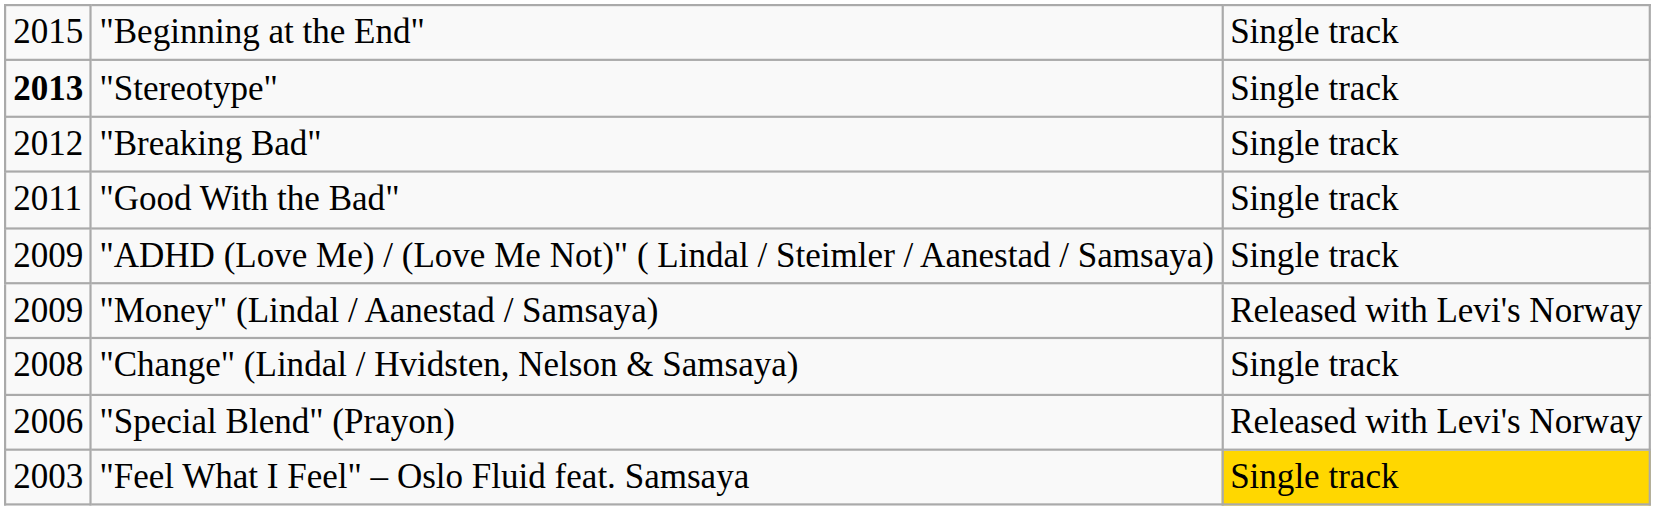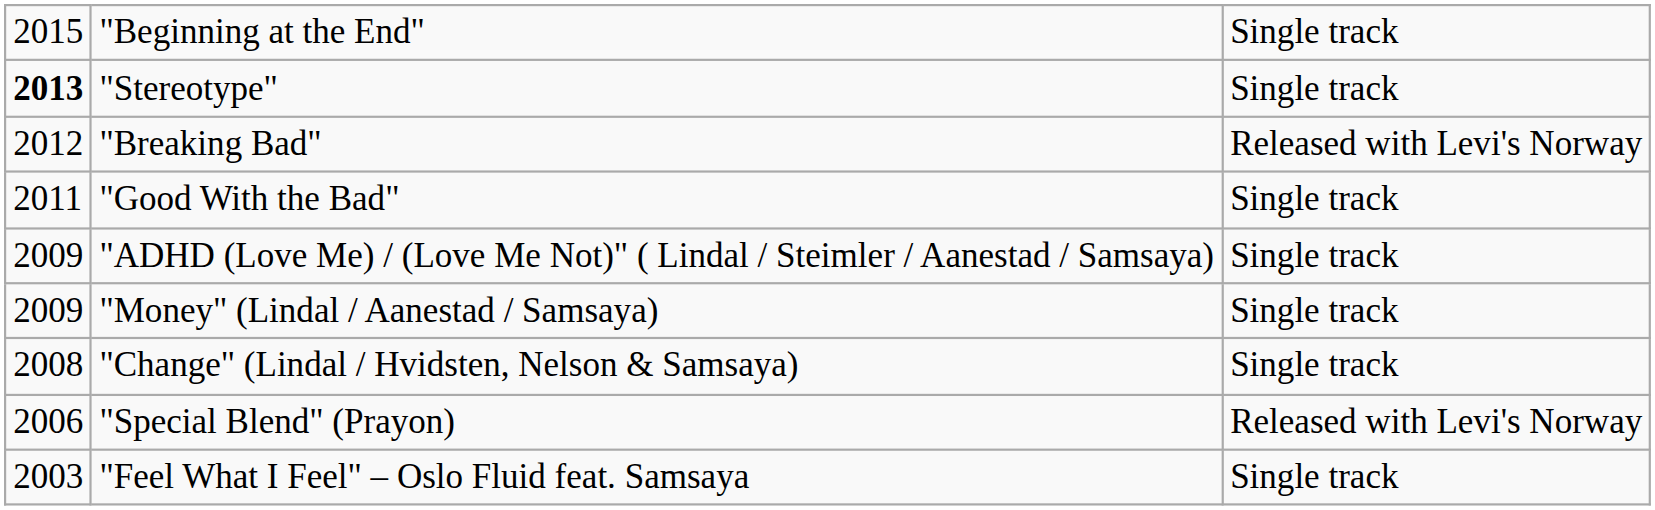(1314, 143) Single track -> (1436, 143) Released with Levi's Norway
(1436, 310) Released with Levi's Norway -> (1314, 310) Single track
(1314, 476) gold background -> (1314, 476) no background
